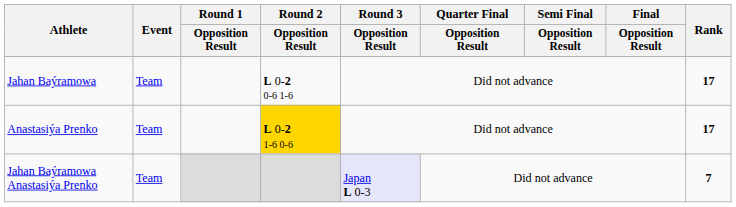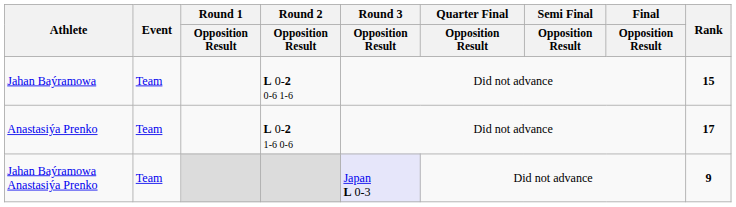(709, 81) 17 -> (709, 81) 15
(278, 137) gold background -> (278, 137) no background
(709, 178) 7 -> (709, 178) 9
